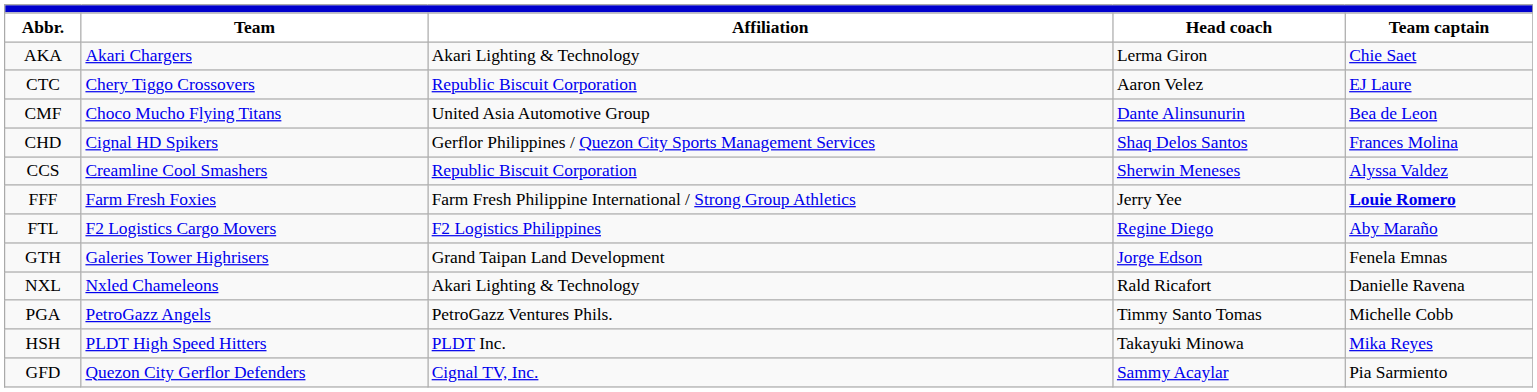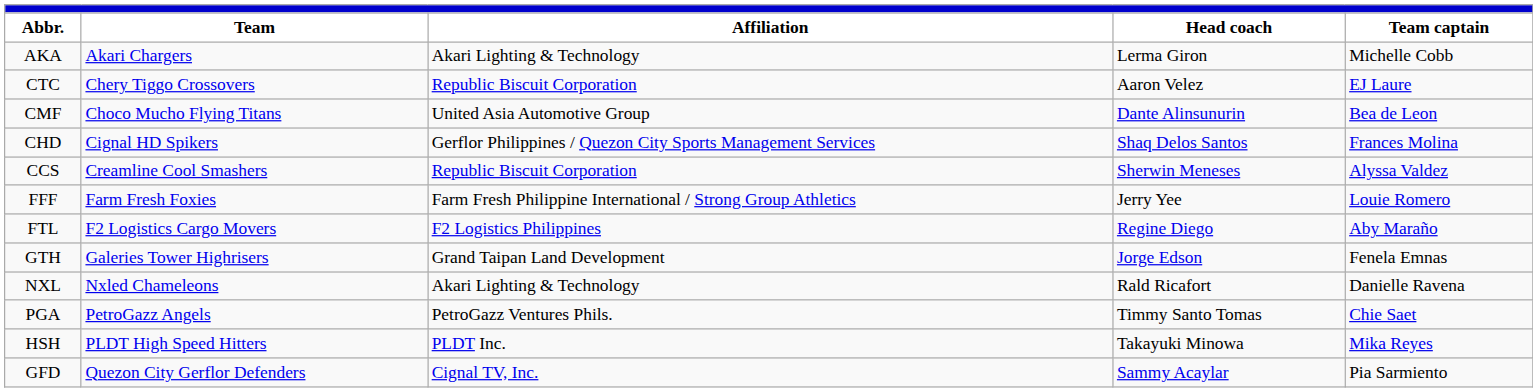(1383, 56) Chie Saet -> (1401, 56) Michelle Cobb
(1402, 199) bold -> (1400, 199) normal
(1401, 314) Michelle Cobb -> (1383, 314) Chie Saet
